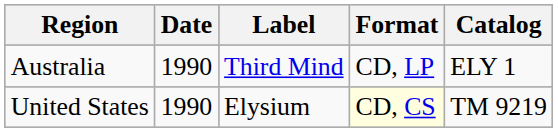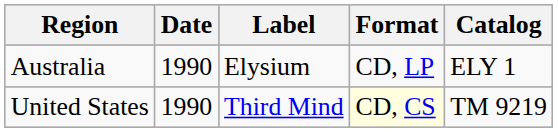(284, 65) Third Mind -> (267, 65) Elysium
(267, 106) Elysium -> (284, 106) Third Mind
